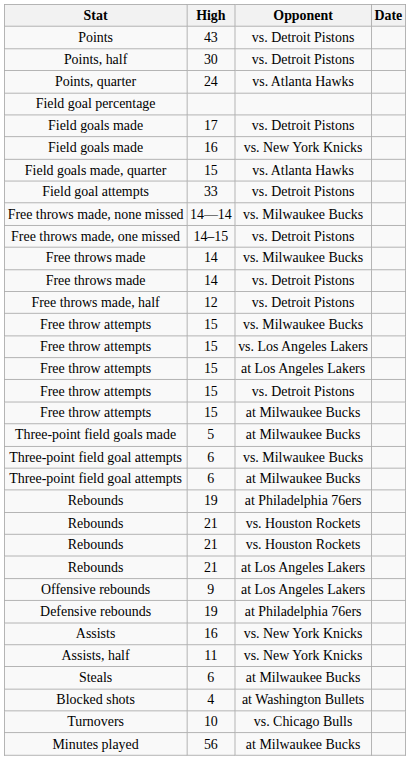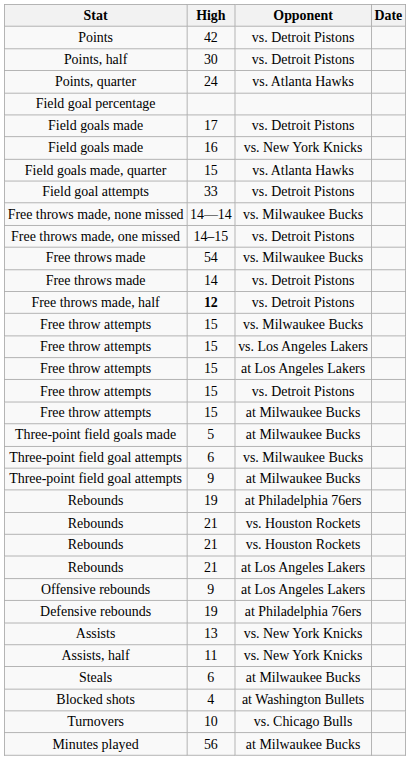(211, 37) 43 -> (211, 37) 42
(211, 258) 14 -> (211, 258) 54
(211, 302) normal -> (211, 302) bold
(211, 479) 6 -> (211, 479) 9
(211, 633) 16 -> (211, 633) 13
